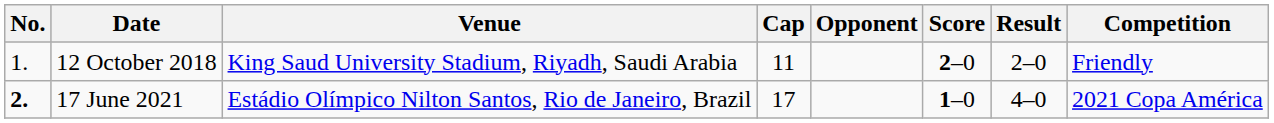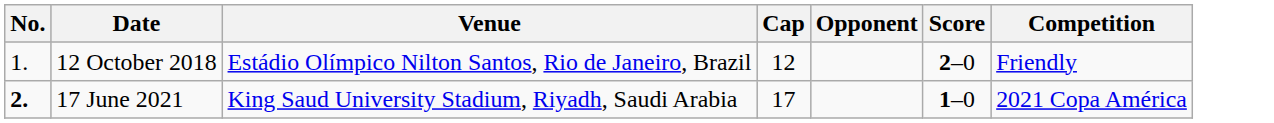- column: (1029, 23)
(482, 61) King Saud University Stadium, Riyadh, Saudi Arabia -> (489, 61) Estádio Olímpico Nilton Santos, Rio de Janeiro, Brazil
(783, 61) 11 -> (783, 61) 12
(489, 99) Estádio Olímpico Nilton Santos, Rio de Janeiro, Brazil -> (482, 99) King Saud University Stadium, Riyadh, Saudi Arabia
